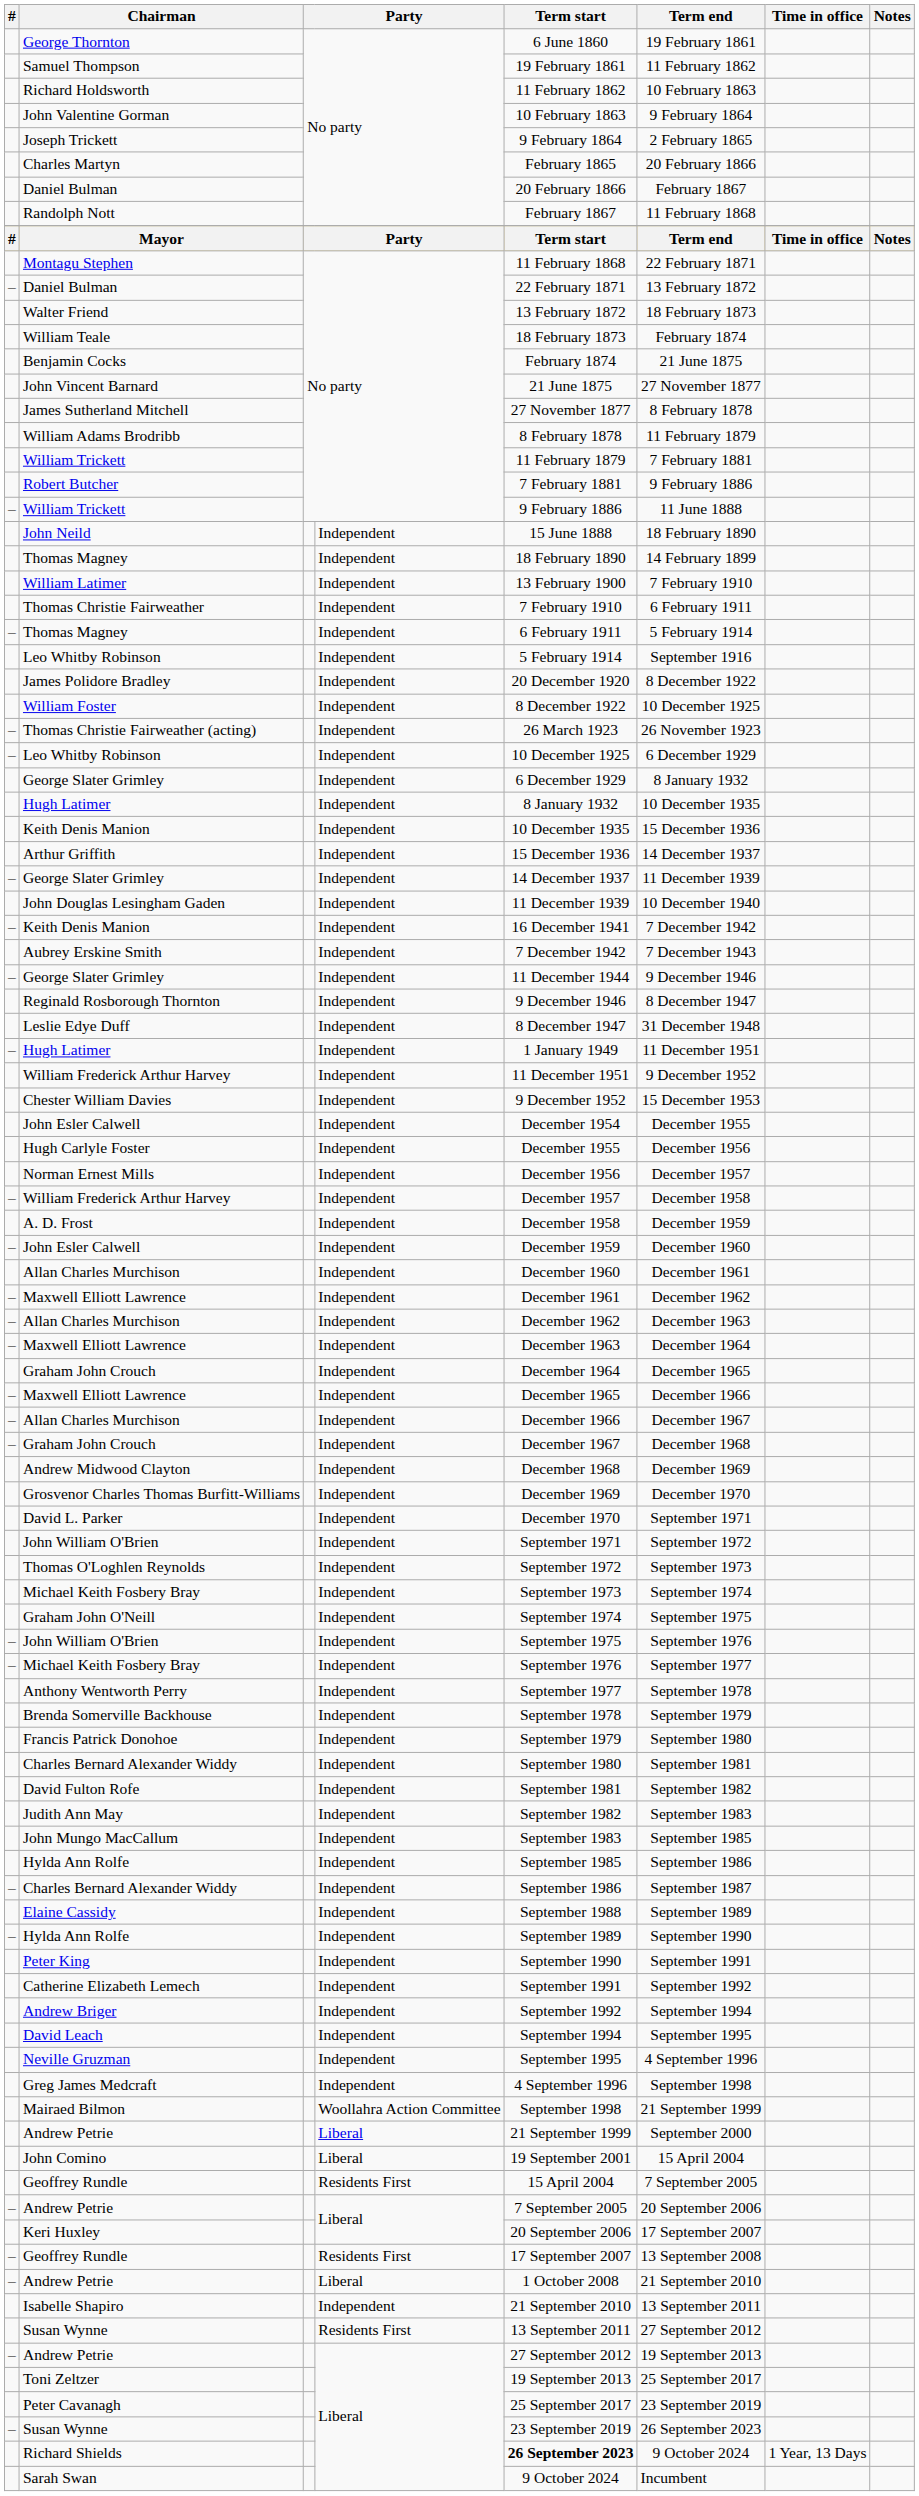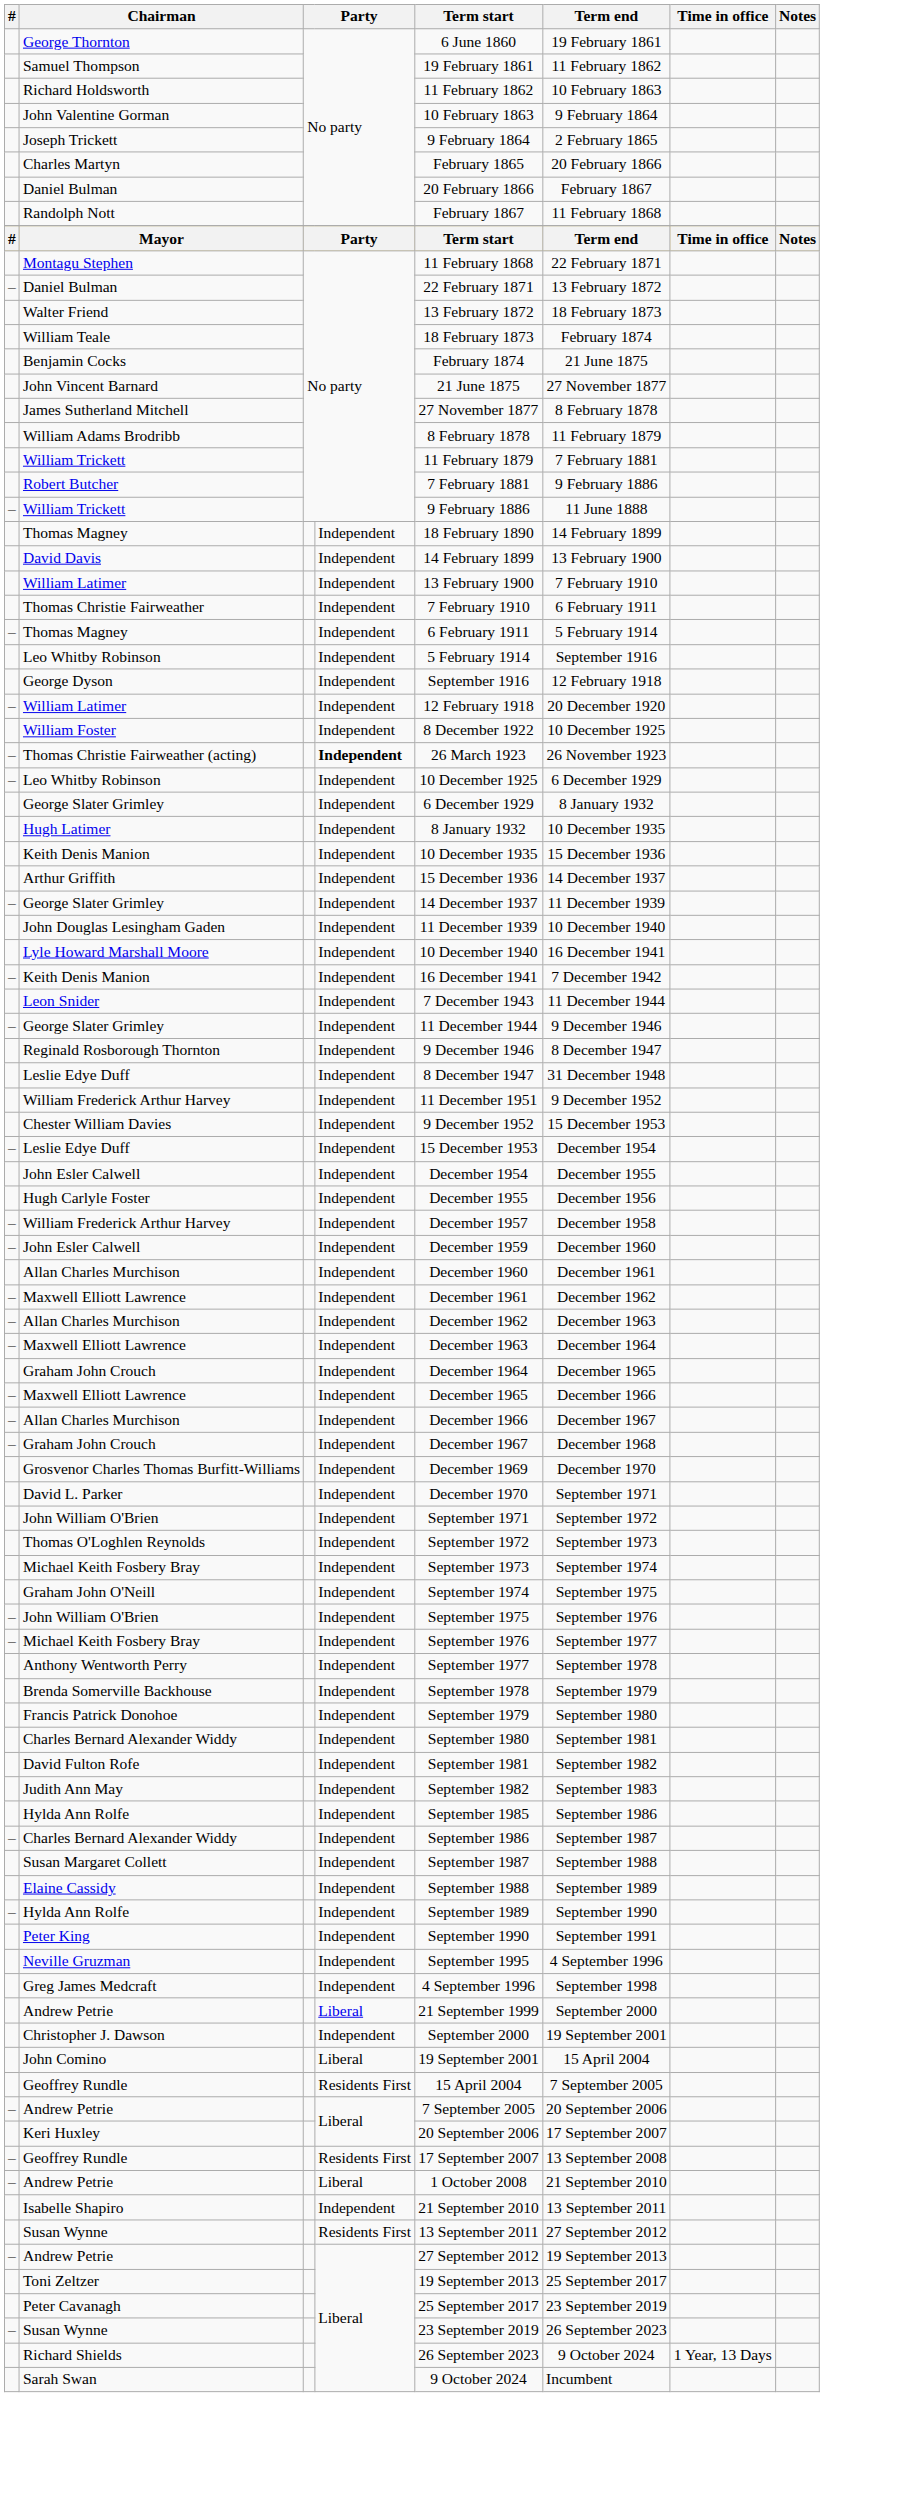- row: (12, 534)
+ row: (12, 558)
+ row: (12, 681)
+ row: (12, 705)
- row: (12, 681)
(357, 730) normal -> (360, 755) bold
+ row: (12, 952)
- row: (12, 952)
+ row: (12, 1001)
- row: (12, 1050)
+ row: (12, 1149)
- row: (12, 1174)
- row: (12, 1223)
- row: (12, 1469)
- row: (12, 1838)
+ row: (12, 1863)
- row: (12, 1986)
- row: (12, 2011)
- row: (12, 2035)
- row: (12, 2109)
+ row: (12, 2035)
(571, 2453) bold -> (478, 2355) normal
